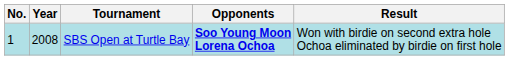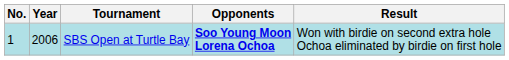(45, 39) 2008 -> (45, 39) 2006
